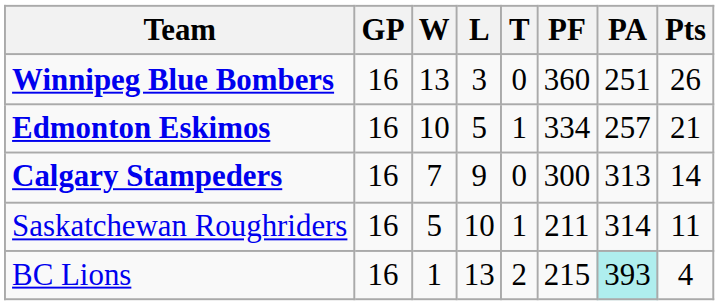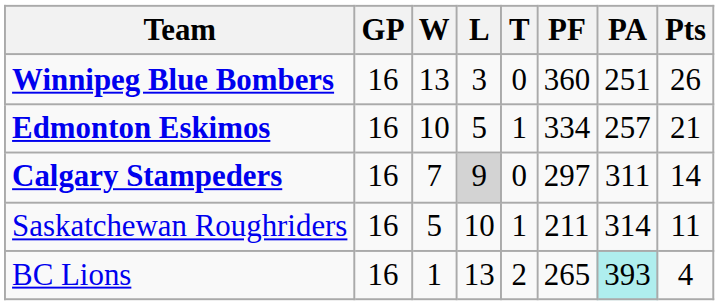(479, 176) no background -> (479, 176) lightgrey background
(567, 176) 300 -> (567, 176) 297
(628, 176) 313 -> (628, 176) 311
(567, 274) 215 -> (567, 274) 265
